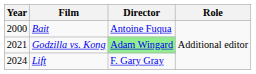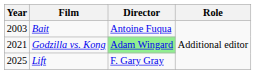(17, 28) 2000 -> (17, 28) 2003
(17, 61) 2024 -> (17, 61) 2025
